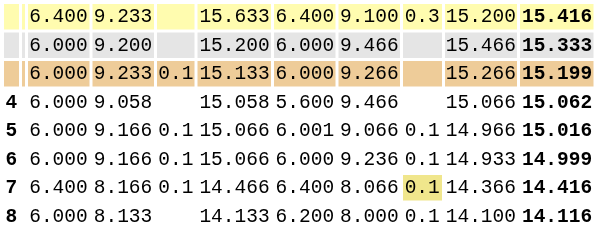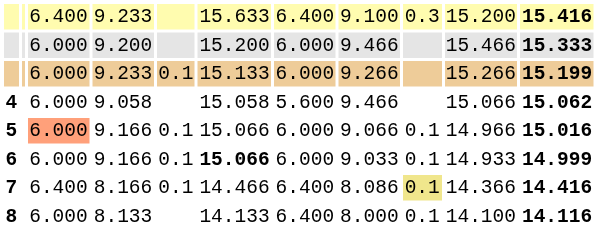(58, 131) no background -> (58, 131) lightsalmon background
(305, 131) 6.001 -> (305, 131) 6.000
(234, 159) normal -> (234, 159) bold
(369, 159) 9.236 -> (369, 159) 9.033
(369, 188) 8.066 -> (369, 188) 8.086
(305, 216) 6.200 -> (305, 216) 6.400
